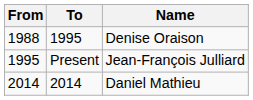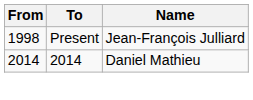- row: (155, 38)
(24, 60) 1995 -> (24, 38) 1998
